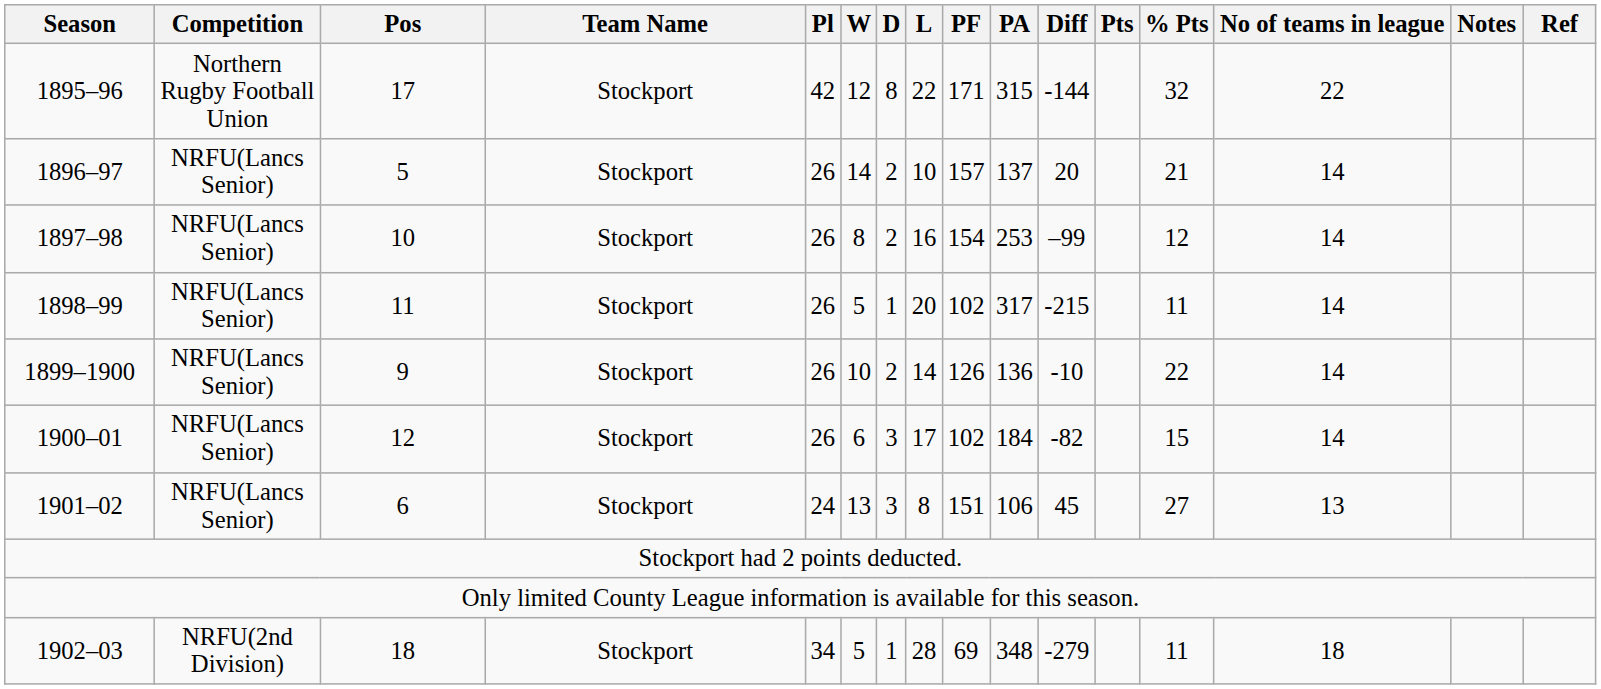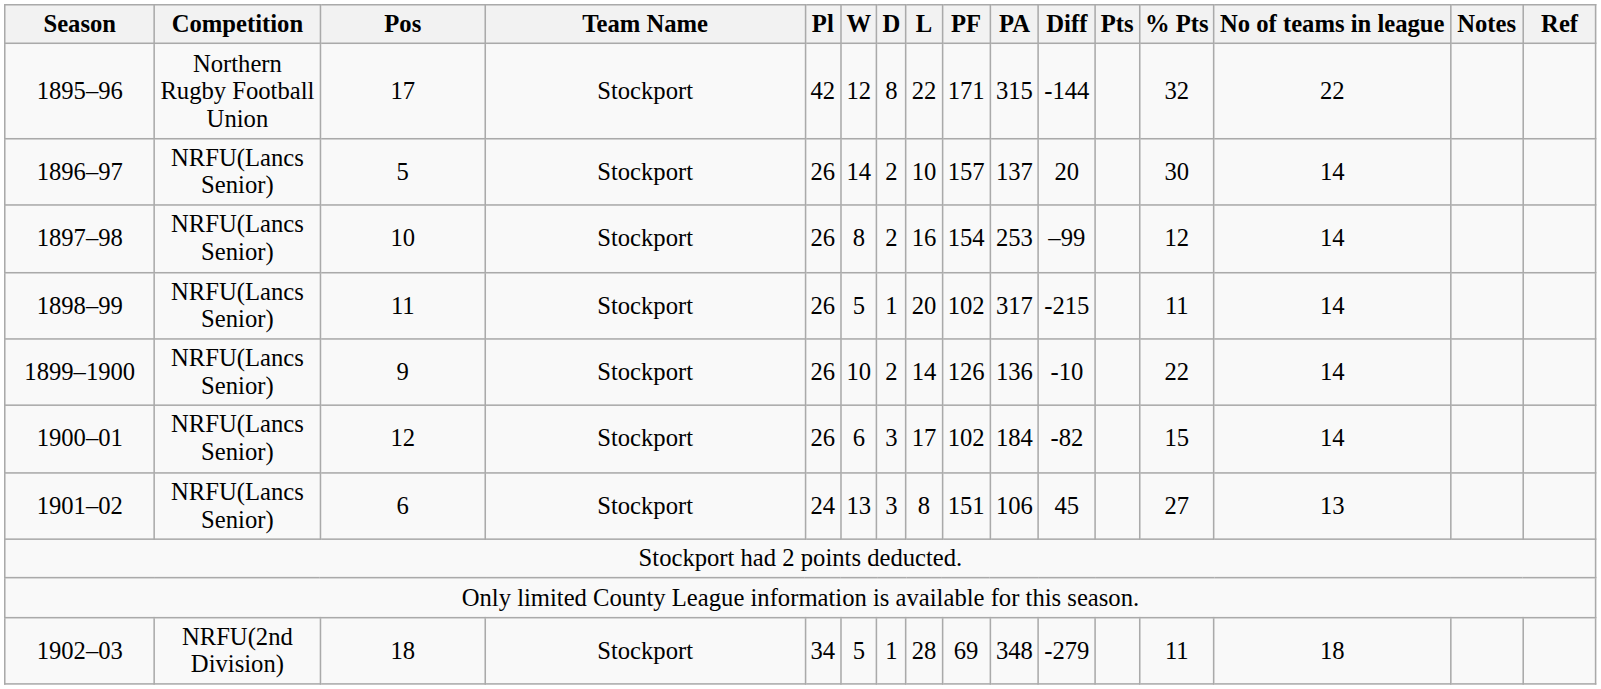(1177, 171) 21 -> (1177, 171) 30
